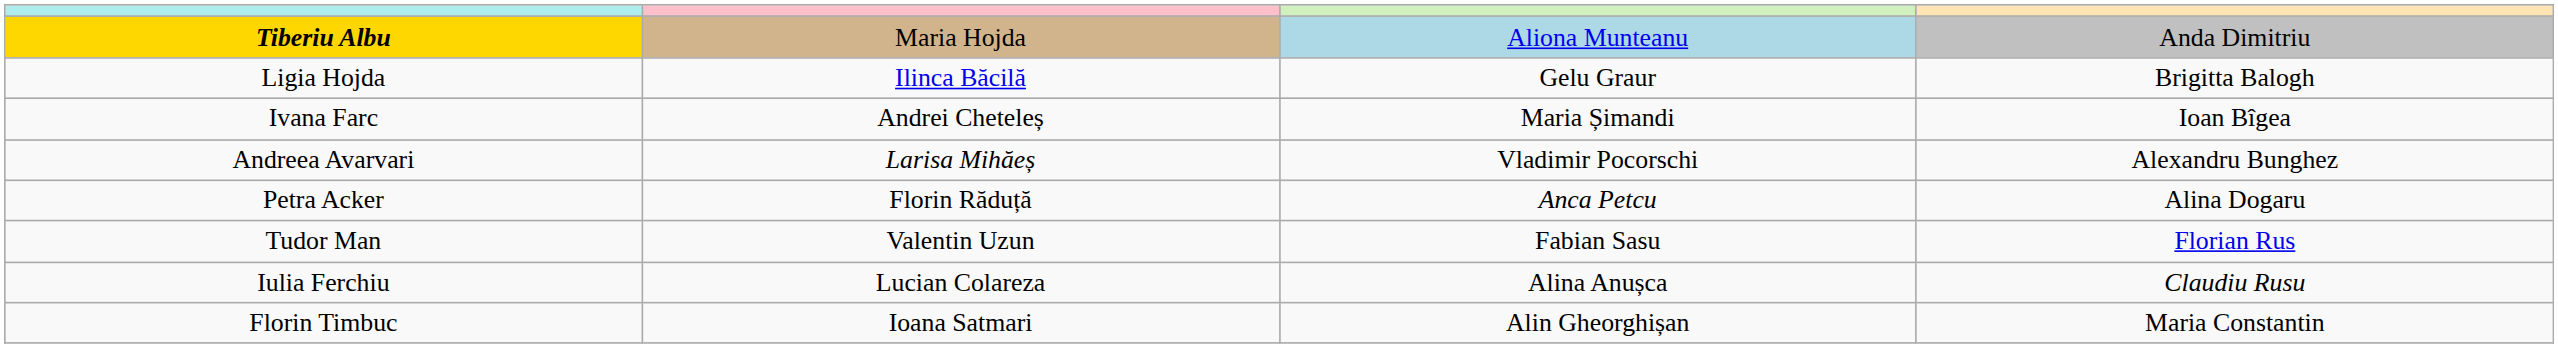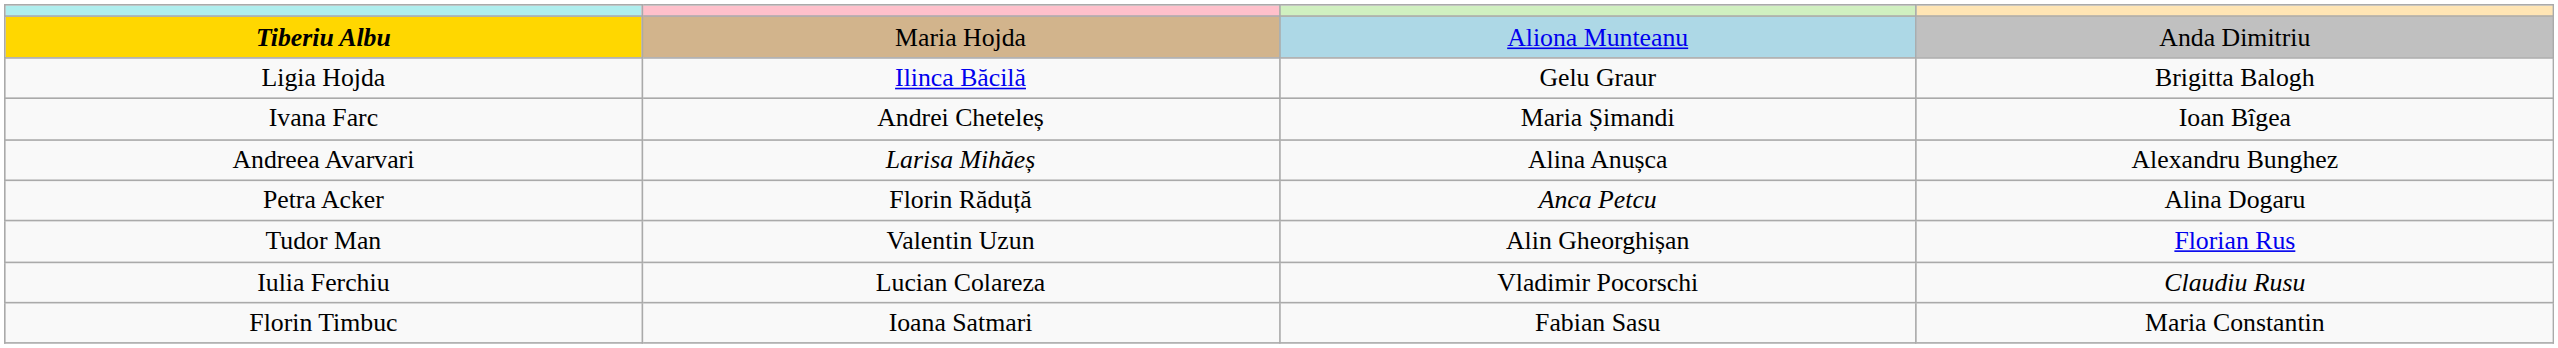(1598, 159) Vladimir Pocorschi -> (1598, 159) Alina Anușca
(1598, 241) Fabian Sasu -> (1598, 241) Alin Gheorghișan
(1598, 281) Alina Anușca -> (1598, 281) Vladimir Pocorschi
(1598, 322) Alin Gheorghișan -> (1598, 322) Fabian Sasu
